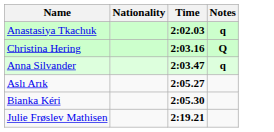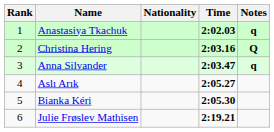+ column: (20, 13)
